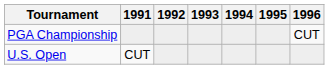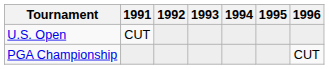rows swapped: (37, 55) <-> (62, 35)
